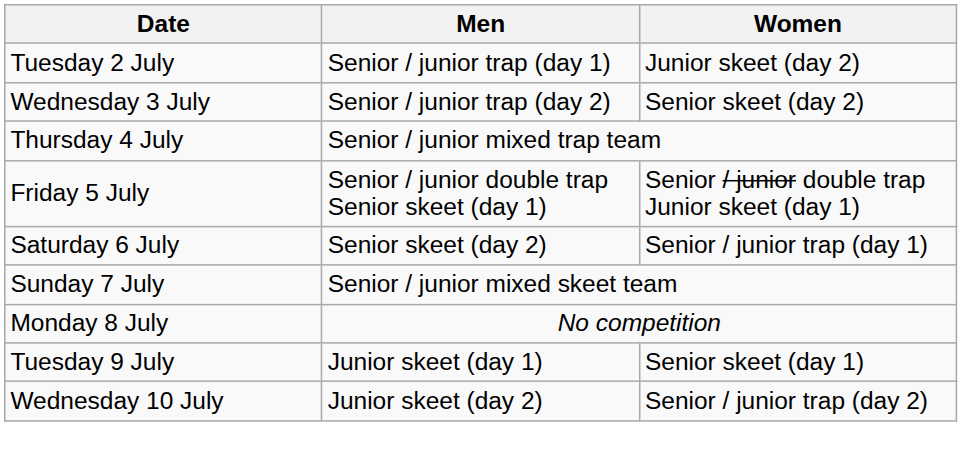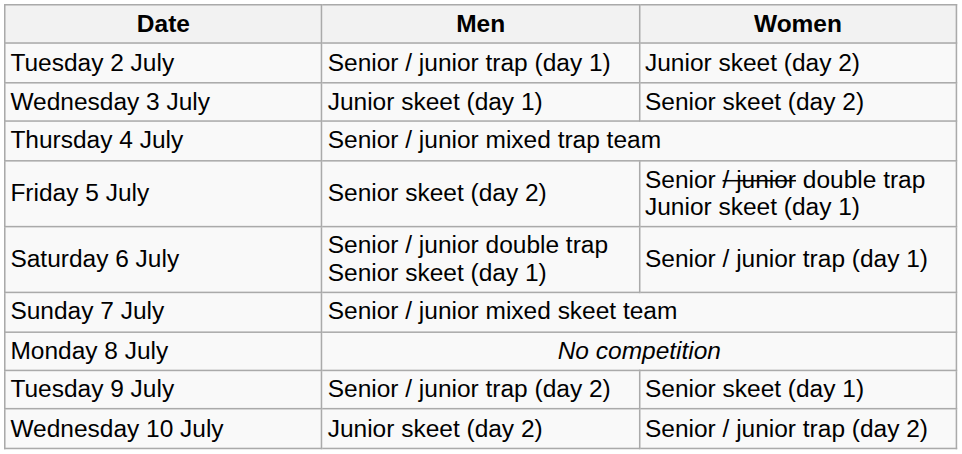(469, 101) Senior / junior trap (day 2) -> (435, 101) Junior skeet (day 1)
(468, 192) Senior / junior double trap Senior skeet (day 1) -> (437, 192) Senior skeet (day 2)
(437, 245) Senior skeet (day 2) -> (468, 259) Senior / junior double trap Senior skeet (day 1)
(435, 362) Junior skeet (day 1) -> (469, 389) Senior / junior trap (day 2)
